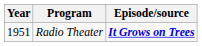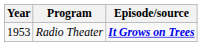(19, 32) 1951 -> (19, 32) 1953
